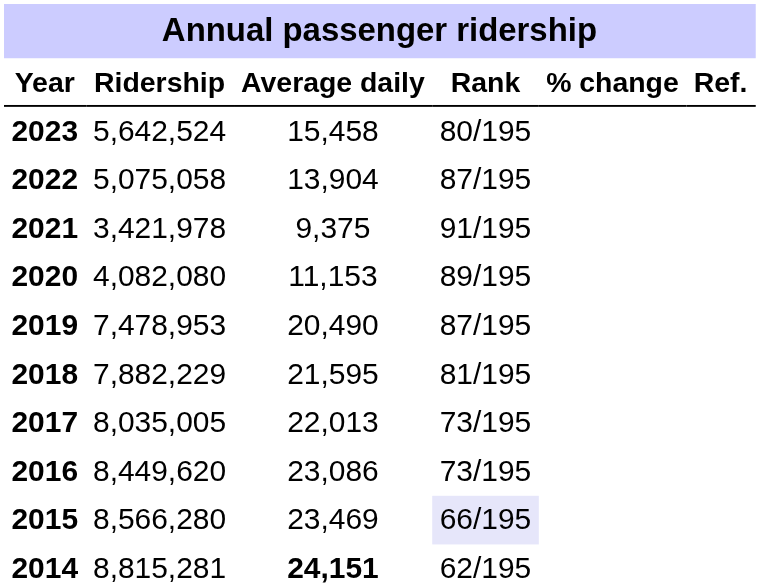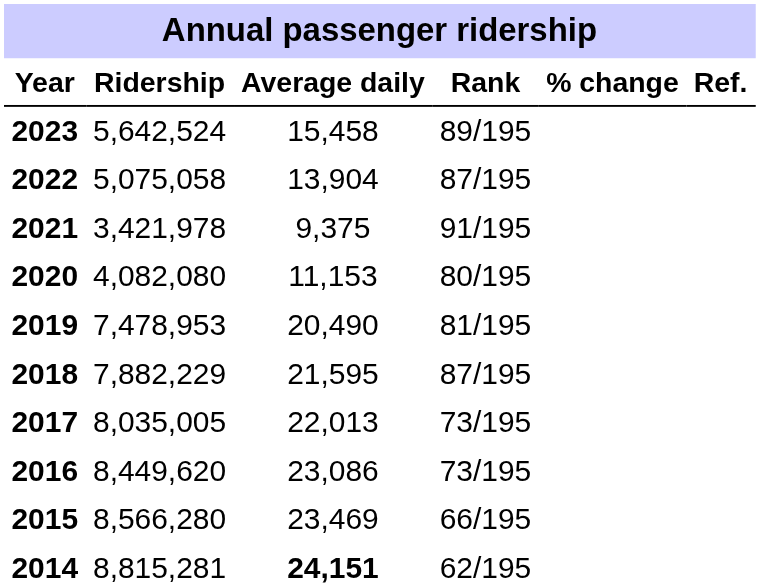(485, 130) 80/195 -> (485, 130) 89/195
(485, 276) 89/195 -> (485, 276) 80/195
(485, 325) 87/195 -> (485, 325) 81/195
(485, 373) 81/195 -> (485, 373) 87/195
(485, 519) lavender background -> (485, 519) no background
